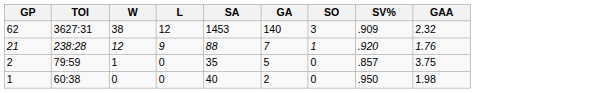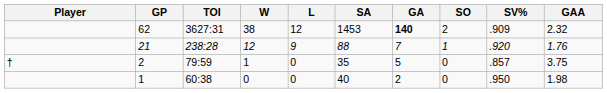+ column: (70, 12)
(272, 29) normal -> (404, 29) bold
(313, 29) 3 -> (445, 29) 2
